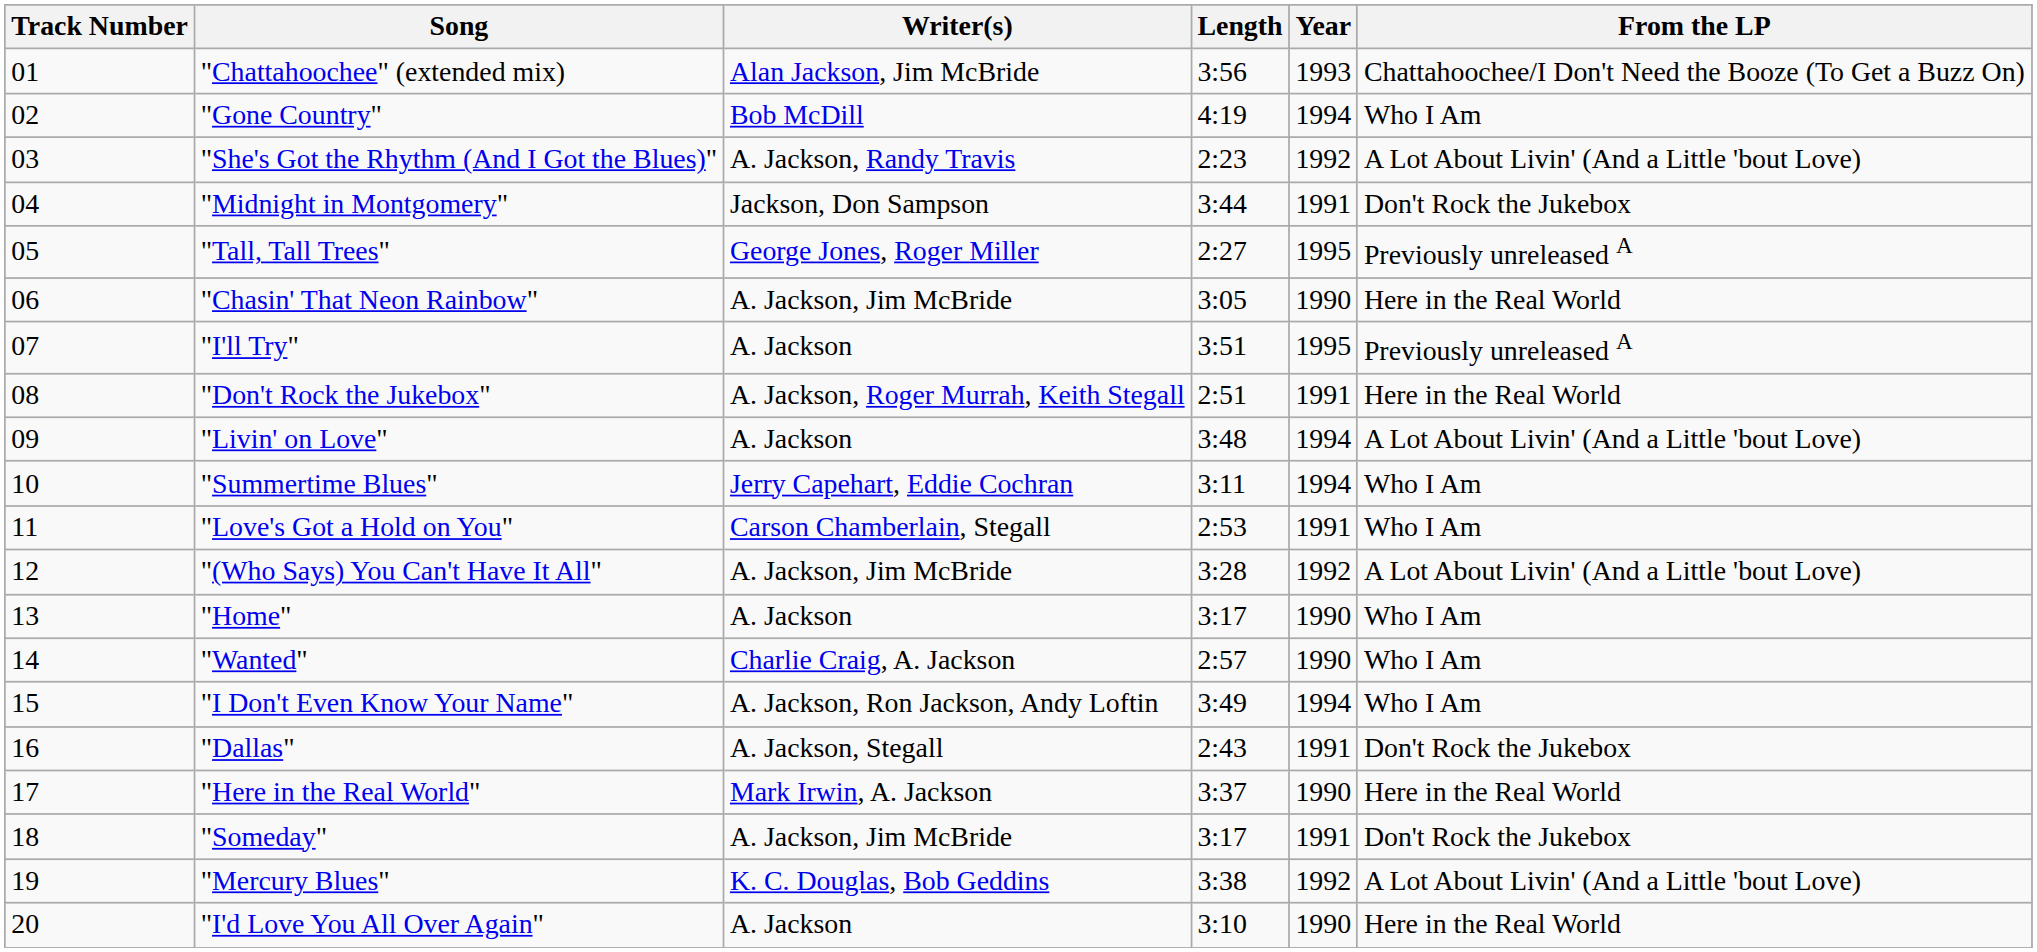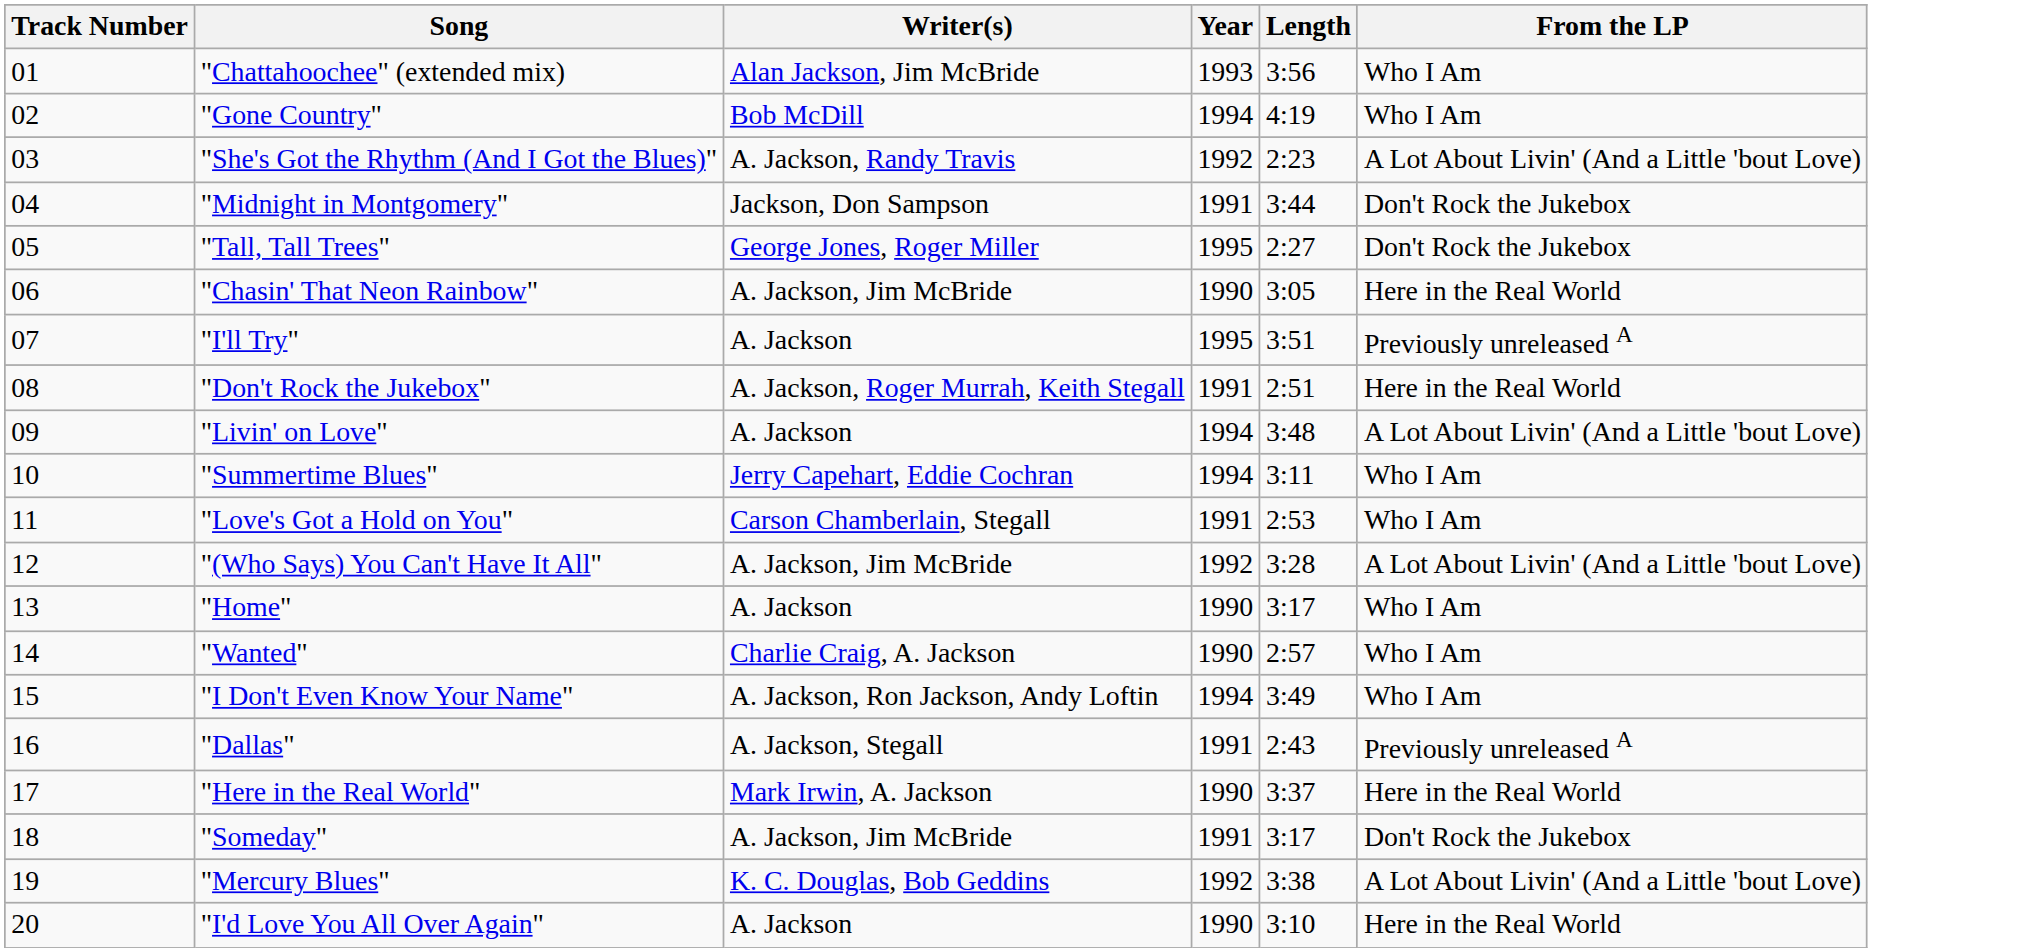columns swapped: (1240, 26) <-> (1323, 26)
(1694, 70) Chattahoochee/I Don't Need the Booze (To Get a Buzz On) -> (1423, 70) Who I Am
(1498, 251) Previously unreleased A -> (1497, 247) Don't Rock the Jukebox
(1497, 748) Don't Rock the Jukebox -> (1498, 744) Previously unreleased A
